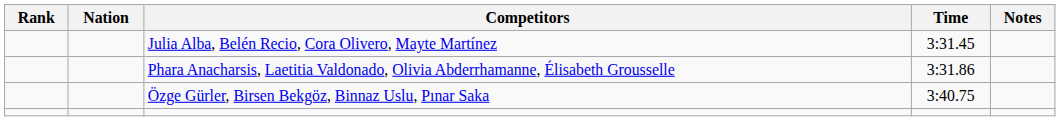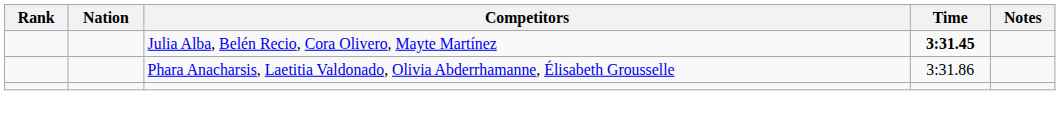(951, 43) normal -> (950, 43) bold
- row: (319, 95)
